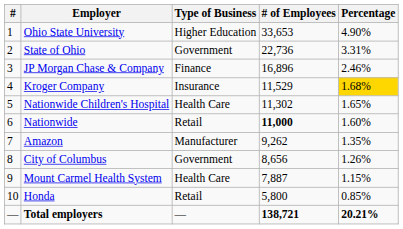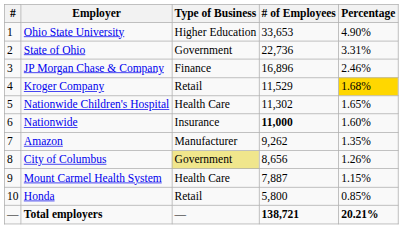(197, 86) Insurance -> (188, 86) Retail
(188, 123) Retail -> (197, 123) Insurance
(203, 159) no background -> (203, 159) khaki background
